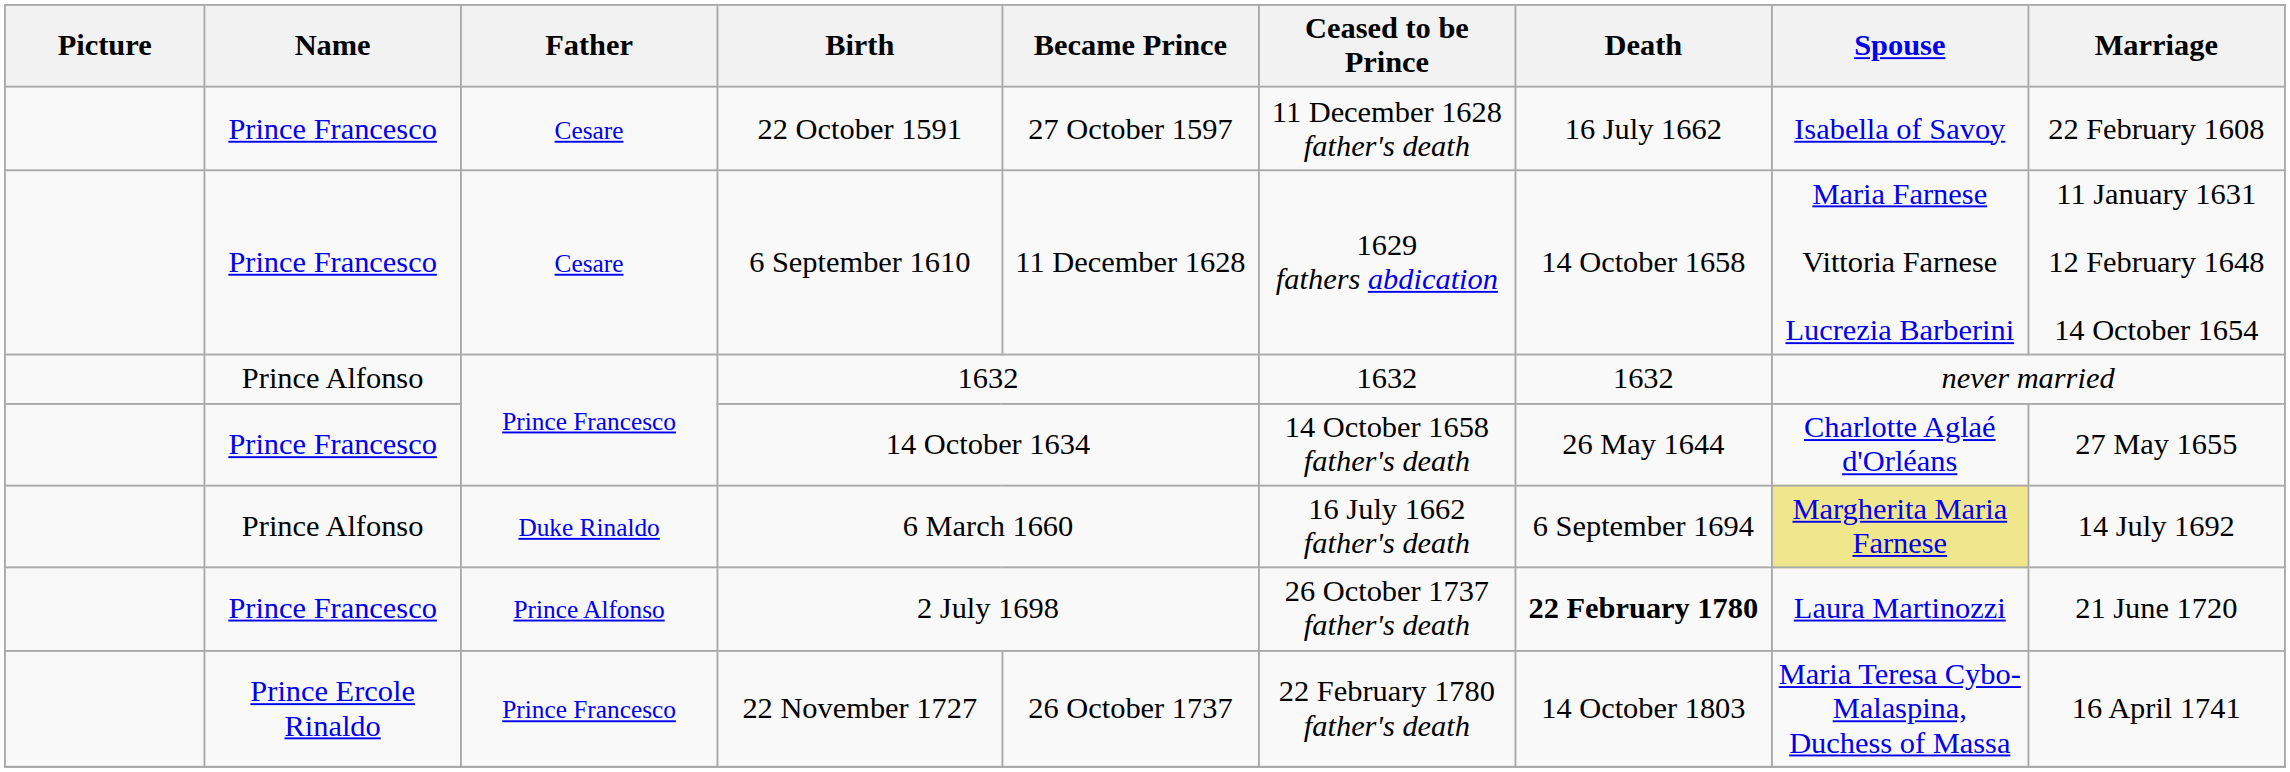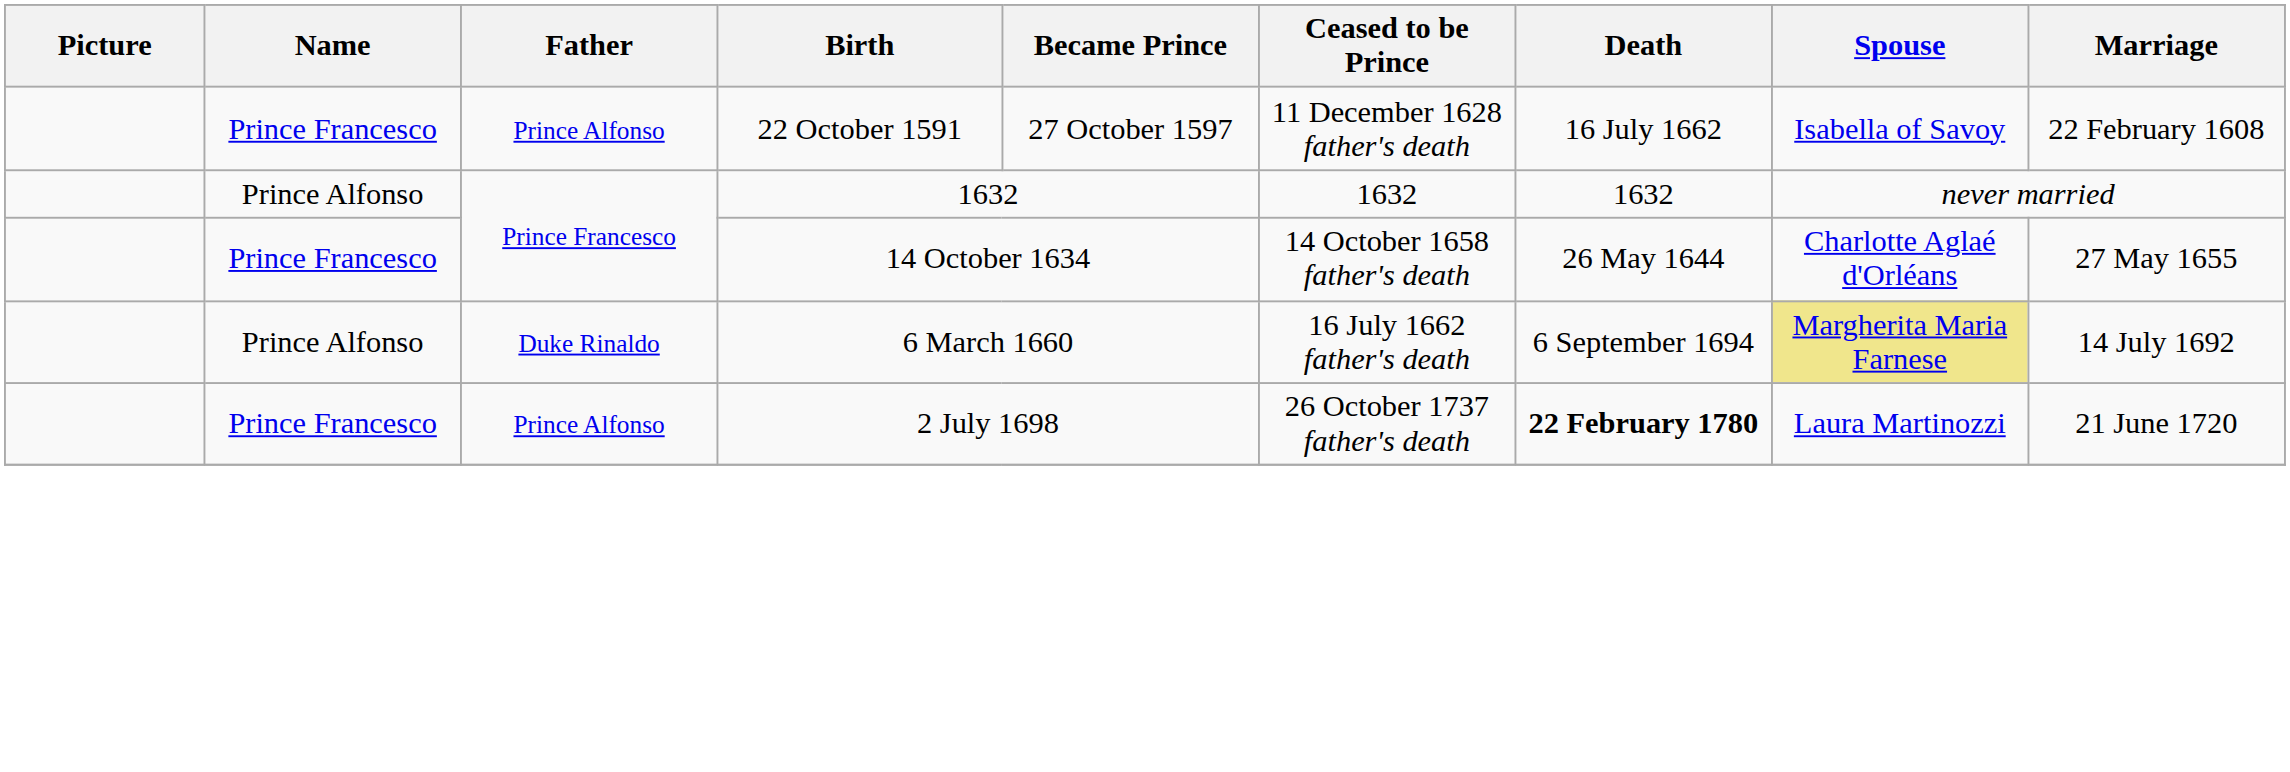(589, 130) Cesare -> (589, 130) Prince Alfonso
- row: (860, 261)
- row: (860, 708)
